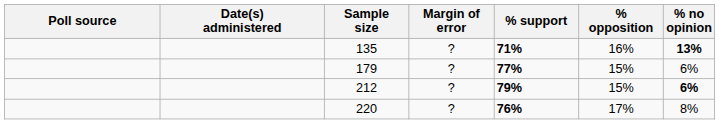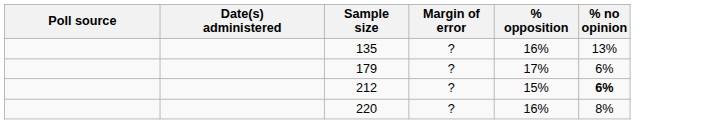- column: (536, 21)
(689, 48) bold -> (604, 48) normal
(621, 68) 15% -> (536, 68) 17%
(621, 108) 17% -> (536, 108) 16%
